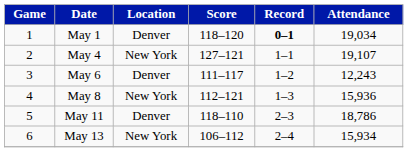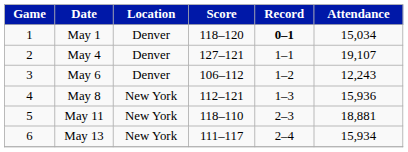(358, 34) 19,034 -> (358, 34) 15,034
(151, 55) New York -> (151, 55) Denver
(222, 75) 111–117 -> (222, 75) 106–112
(151, 116) Denver -> (151, 116) New York
(358, 116) 18,786 -> (358, 116) 18,881
(222, 136) 106–112 -> (222, 136) 111–117
